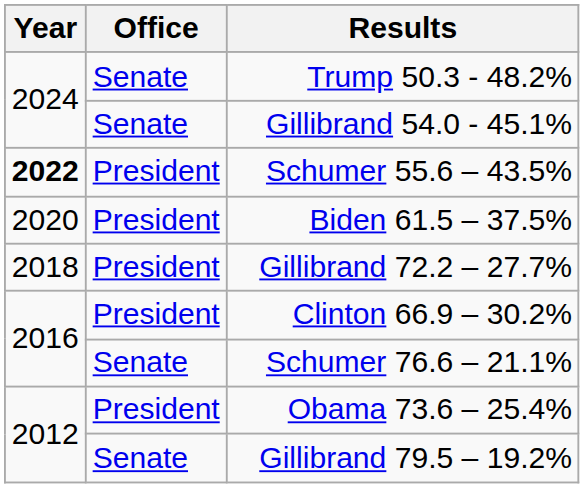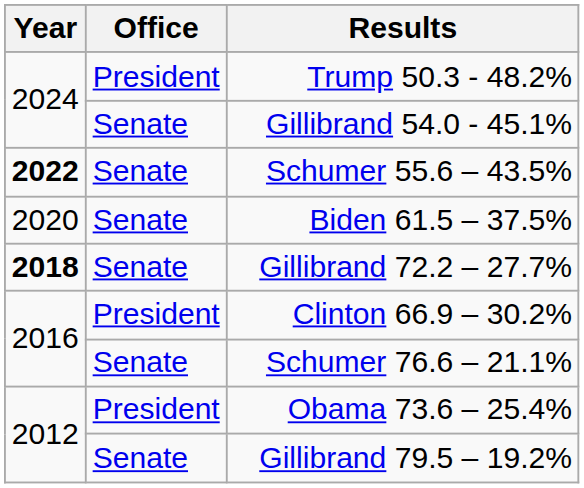(140, 76) Senate -> (156, 76) President
(156, 171) President -> (140, 171) Senate
(156, 219) President -> (140, 219) Senate
(45, 266) normal -> (45, 266) bold
(156, 266) President -> (140, 266) Senate
